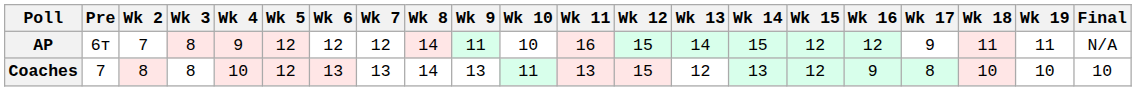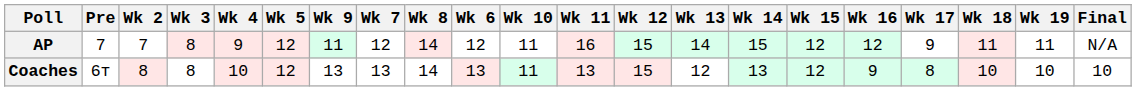columns swapped: (333, 18) <-> (476, 18)
(101, 45) 6т -> (101, 45) 7
(528, 45) 10 -> (528, 45) 11
(101, 72) 7 -> (101, 72) 6т
